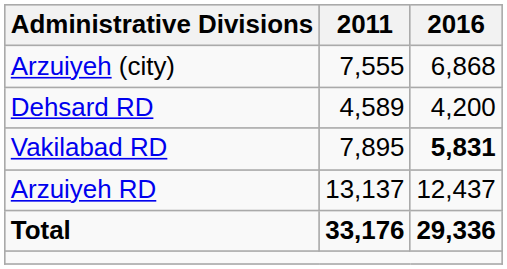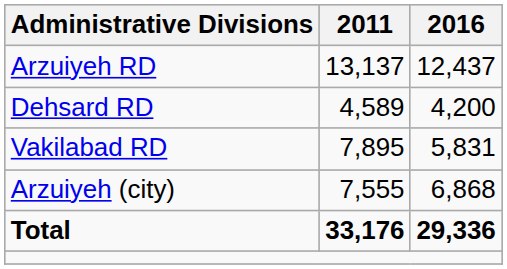rows swapped: (84, 189) <-> (93, 66)
(463, 148) bold -> (463, 148) normal
